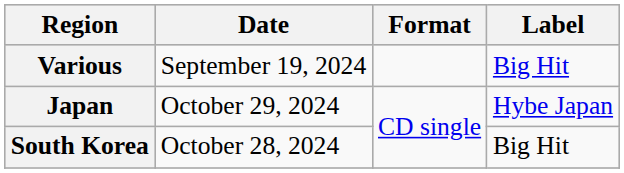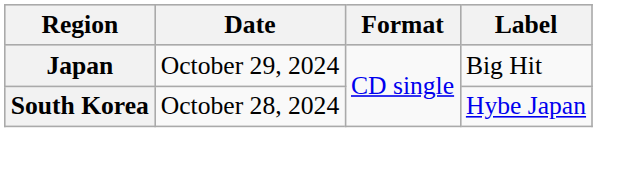- row: (80, 65)
(553, 106) Hybe Japan -> (504, 65) Big Hit
(531, 146) Big Hit -> (526, 106) Hybe Japan
